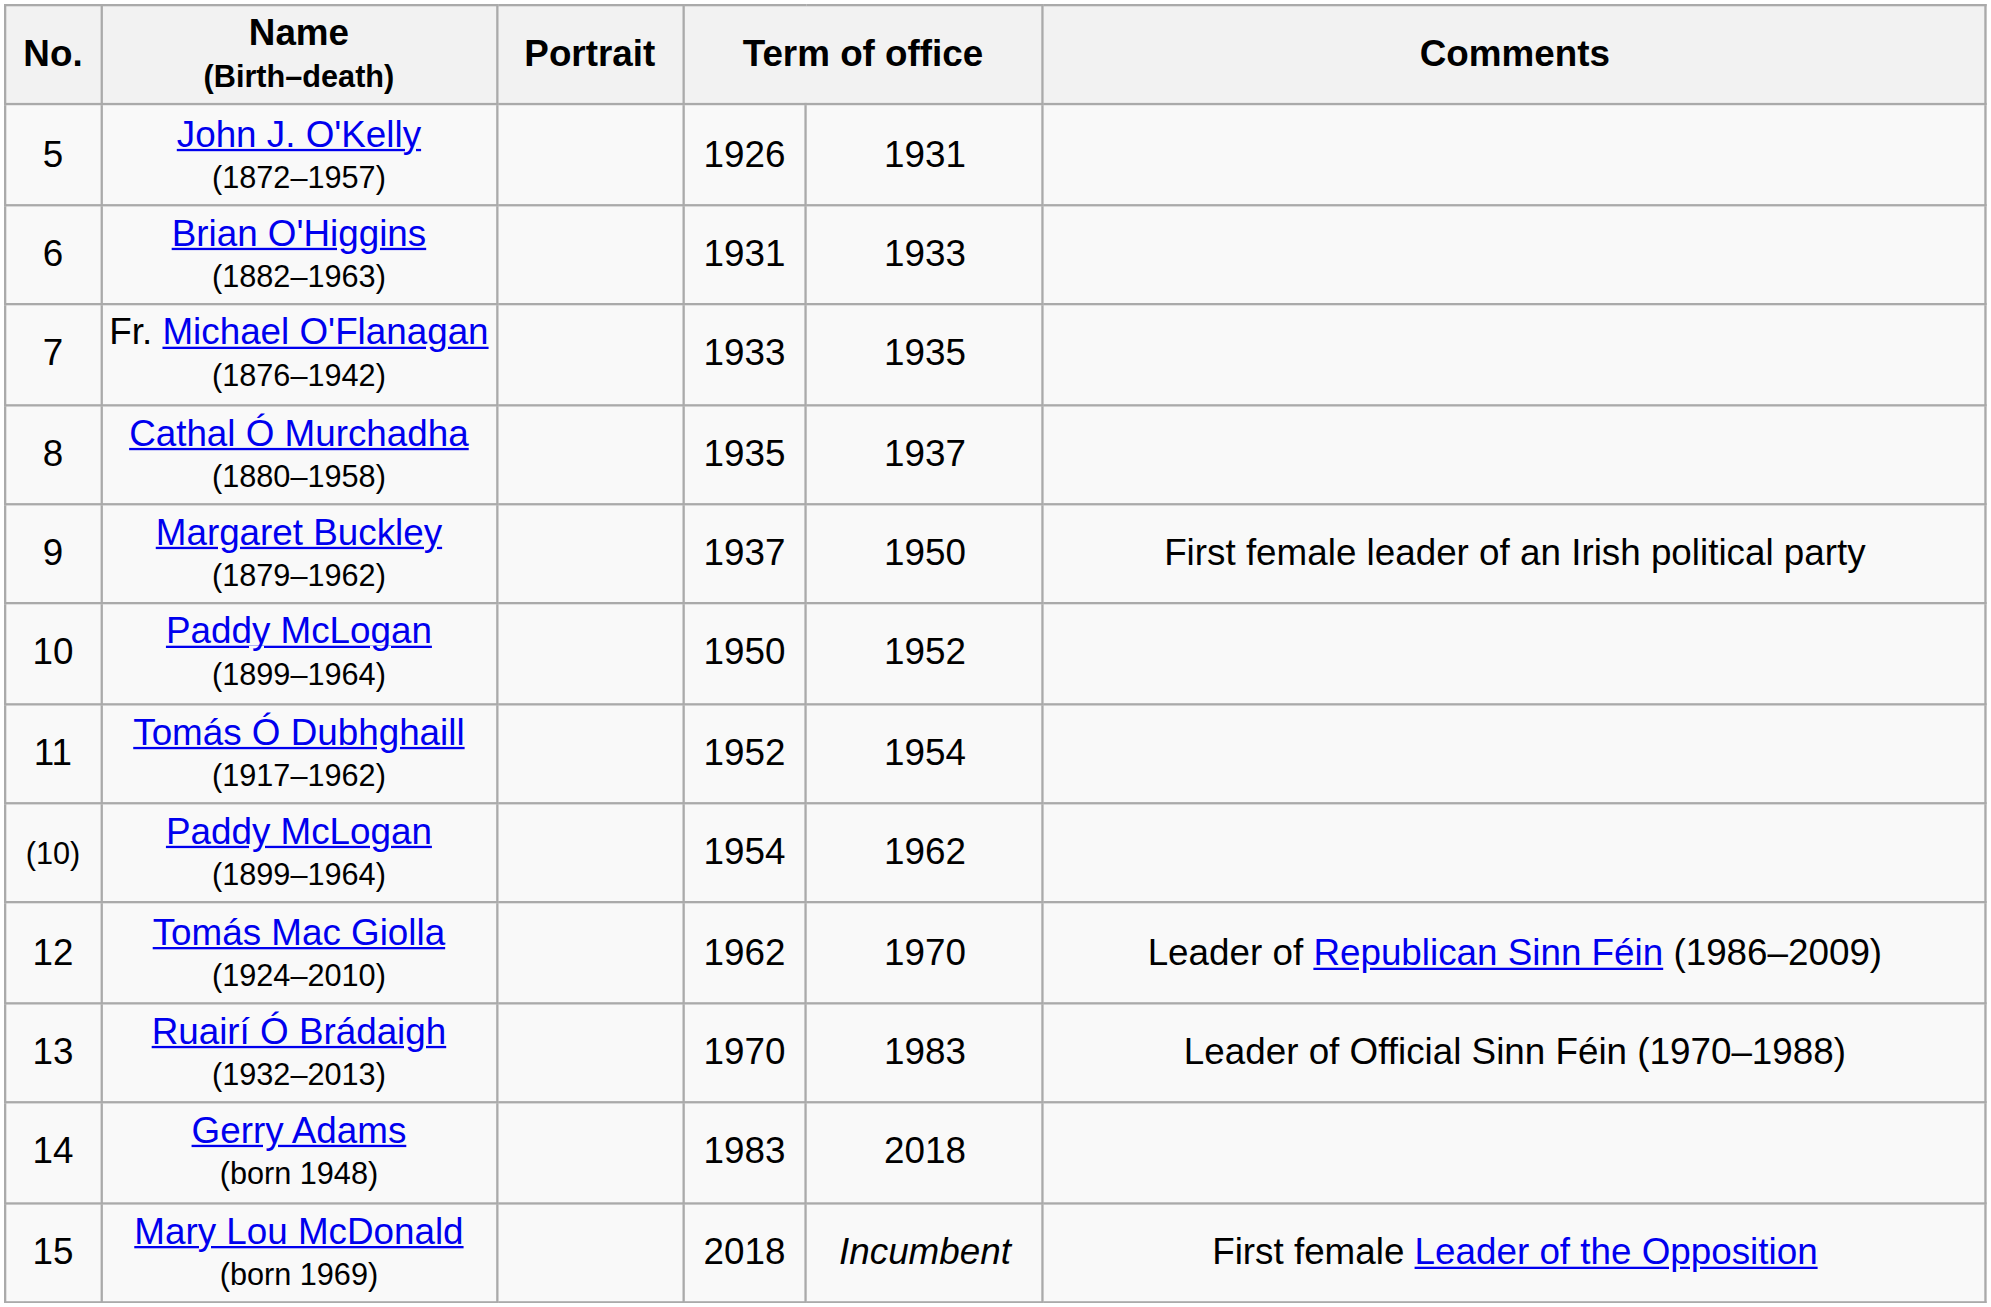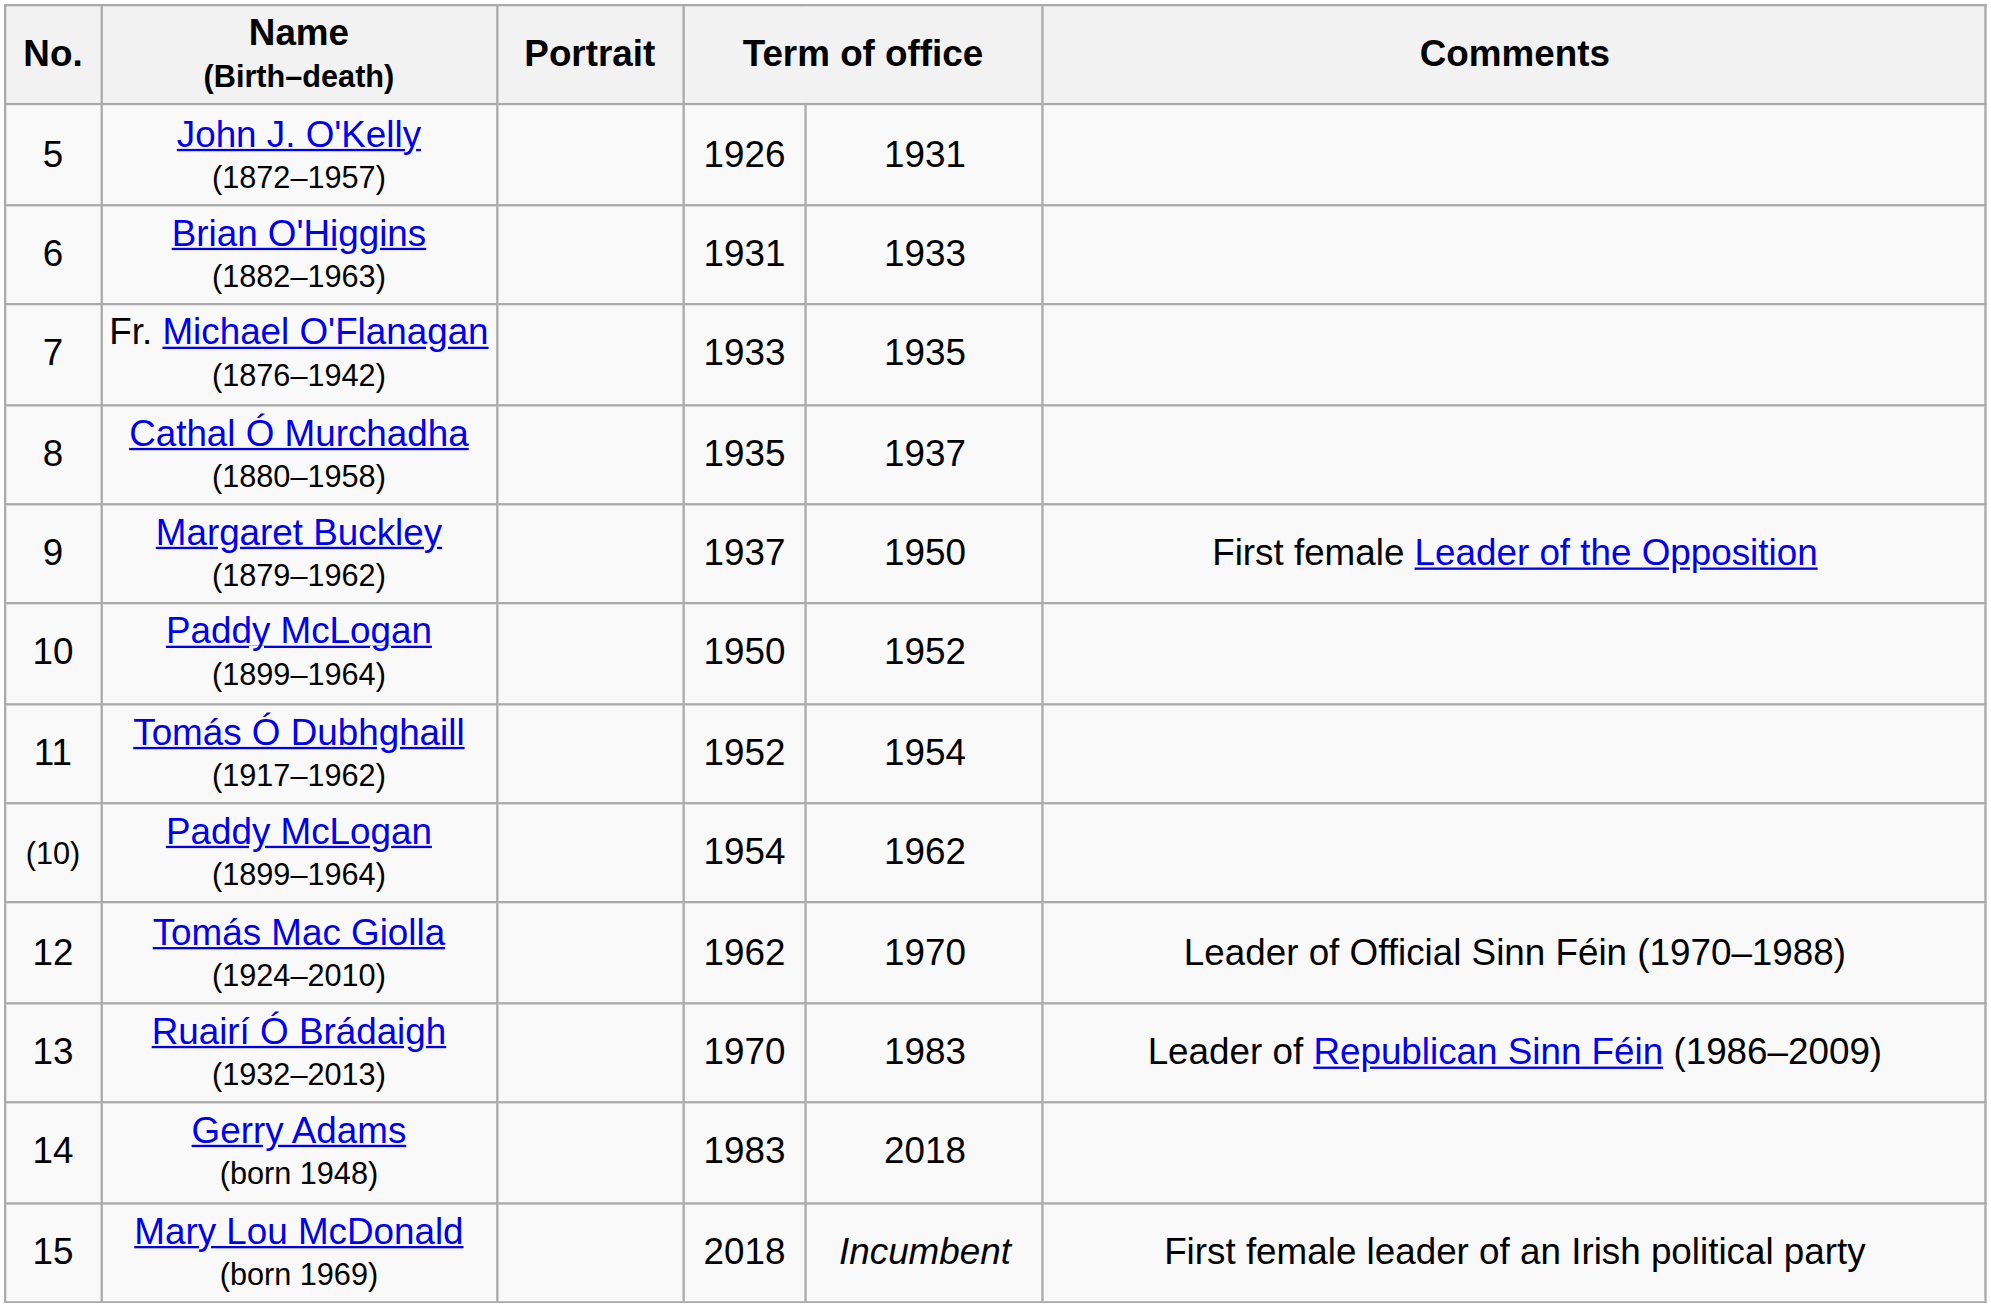(1515, 553) First female leader of an Irish political party -> (1515, 553) First female Leader of the Opposition
(1515, 952) Leader of Republican Sinn Féin (1986–2009) -> (1515, 952) Leader of Official Sinn Féin (1970–1988)
(1515, 1052) Leader of Official Sinn Féin (1970–1988) -> (1515, 1052) Leader of Republican Sinn Féin (1986–2009)
(1515, 1251) First female Leader of the Opposition -> (1515, 1251) First female leader of an Irish political party
